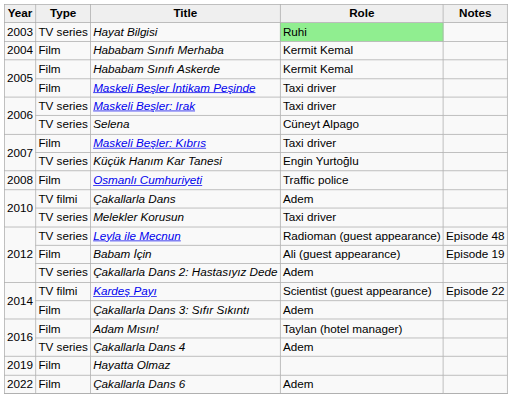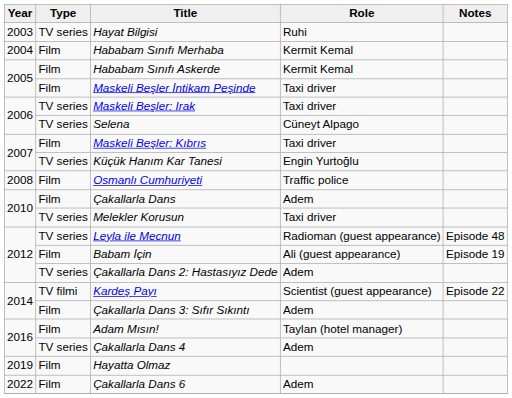(295, 32) lightgreen background -> (295, 32) no background
(58, 198) TV filmi -> (49, 198) Film
